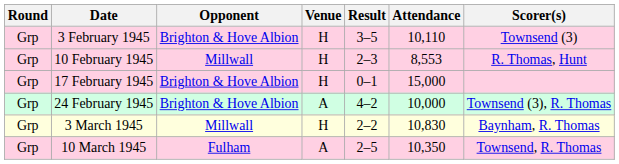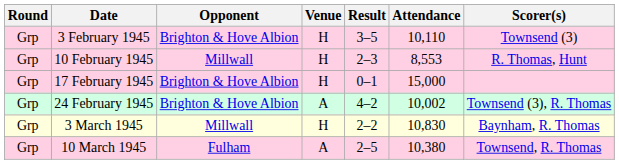(426, 103) 10,000 -> (426, 103) 10,002
(426, 147) 10,350 -> (426, 147) 10,380
